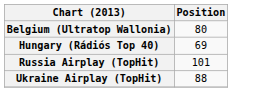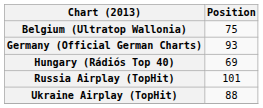(201, 29) 80 -> (231, 29) 75
+ row: (104, 46)
